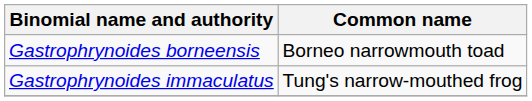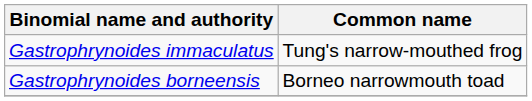rows swapped: (134, 50) <-> (141, 80)
